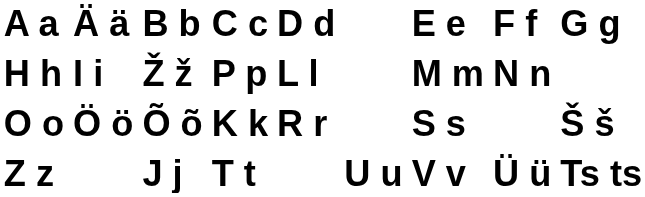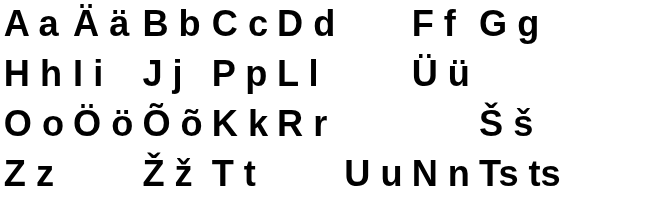- column: (439, 24)
(168, 74) Ž ž -> (163, 74) J j
(522, 74) N n -> (441, 74) Ü ü
(163, 173) J j -> (168, 173) Ž ž
(522, 173) Ü ü -> (441, 173) N n
